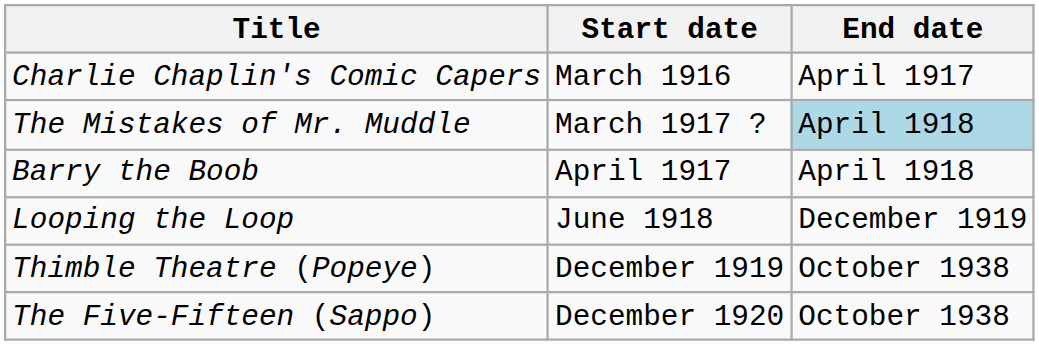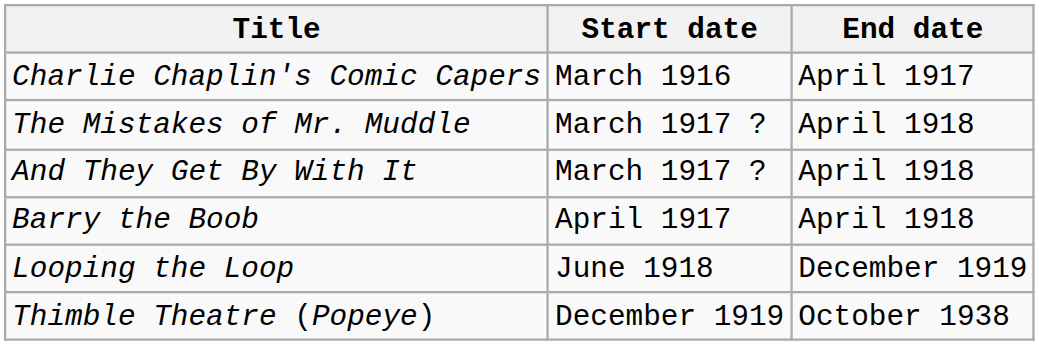(886, 125) lightblue background -> (886, 125) no background
+ row: (215, 173)
- row: (224, 316)
